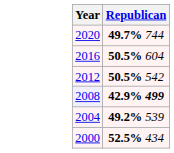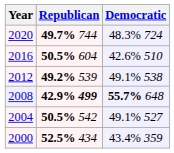+ column: (136, 15)
(136, 76) 50.5% 542 -> (69, 76) 49.2% 539
(136, 117) 49.2% 539 -> (69, 117) 50.5% 542
